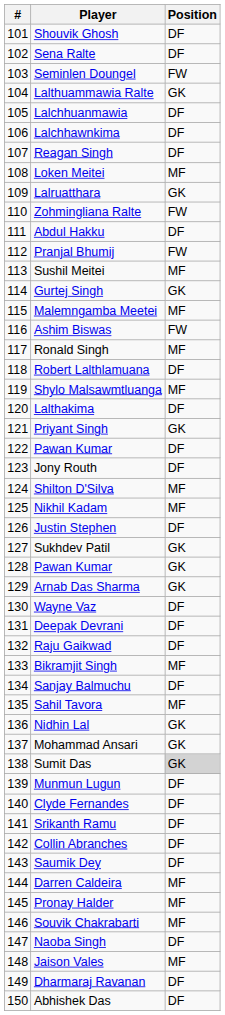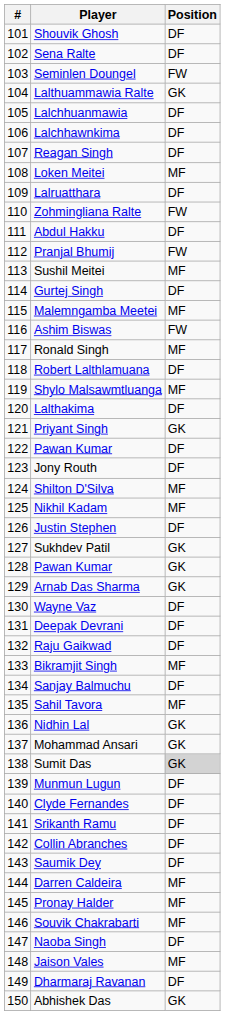(177, 192) GK -> (176, 192) DF
(177, 291) GK -> (176, 291) DF
(176, 1001) DF -> (177, 1001) GK
